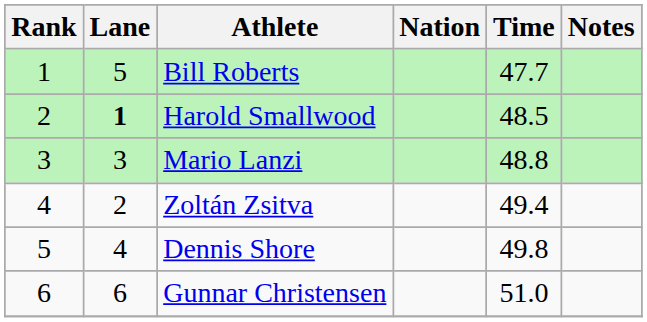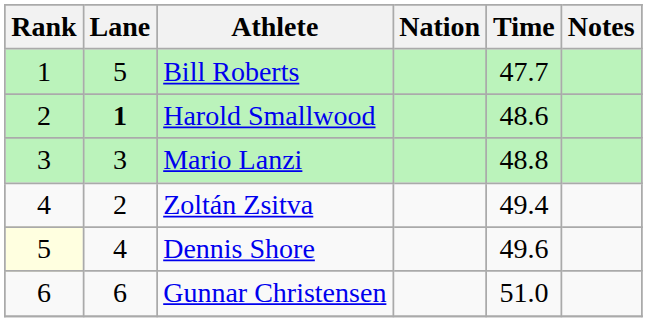(524, 115) 48.5 -> (524, 115) 48.6
(44, 248) no background -> (44, 248) lightyellow background
(524, 248) 49.8 -> (524, 248) 49.6
